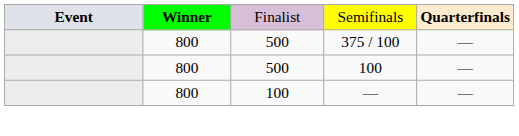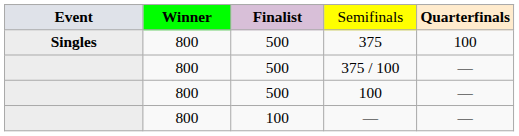(277, 17) normal -> (277, 17) bold
+ row: (370, 42)
